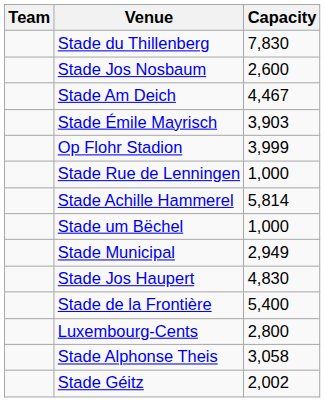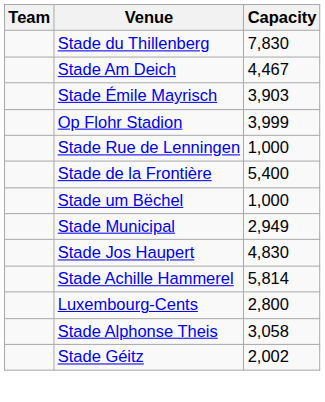- row: (132, 69)
rows swapped: (135, 305) <-> (146, 200)
